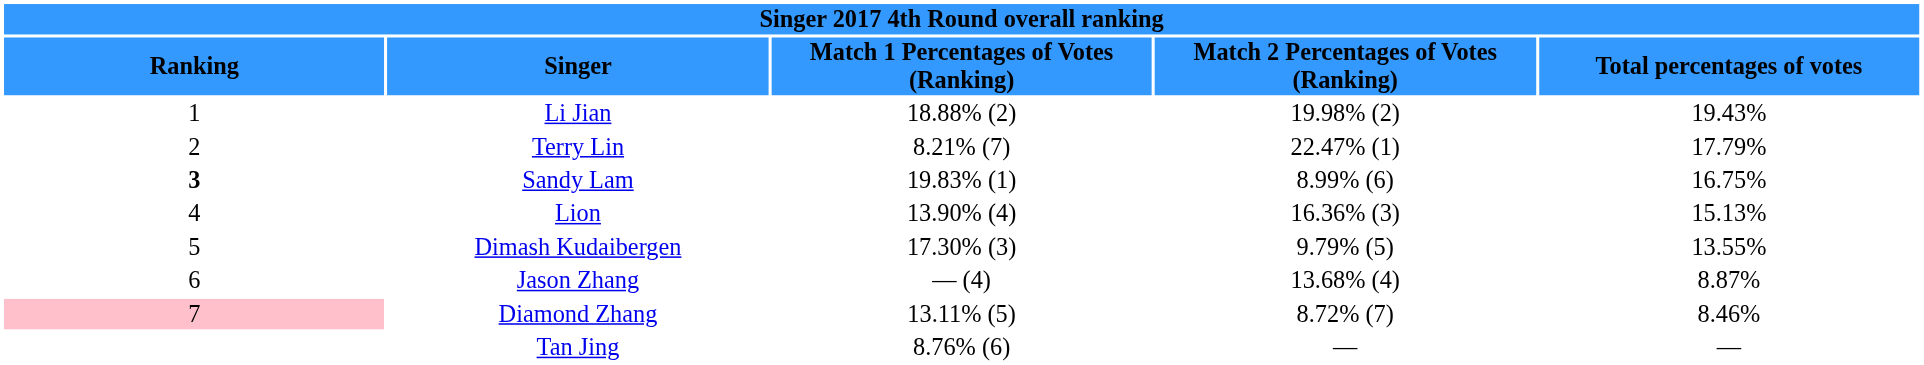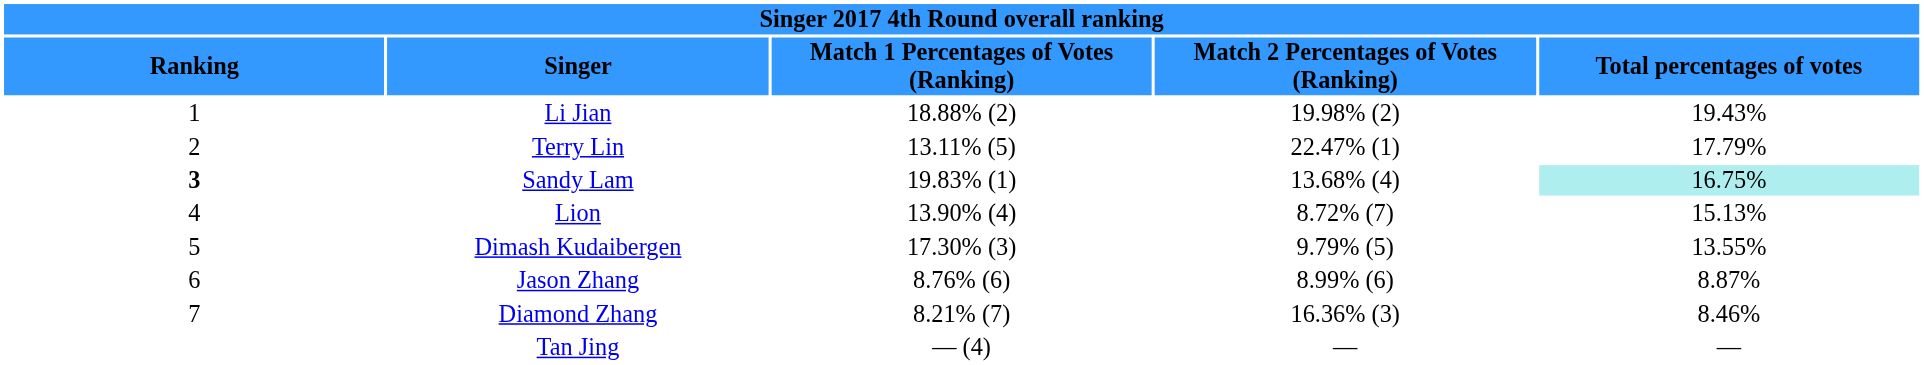(962, 146) 8.21% (7) -> (962, 146) 13.11% (5)
(1345, 180) 8.99% (6) -> (1345, 180) 13.68% (4)
(1729, 180) no background -> (1729, 180) paleturquoise background
(1345, 213) 16.36% (3) -> (1345, 213) 8.72% (7)
(962, 280) — (4) -> (962, 280) 8.76% (6)
(1345, 280) 13.68% (4) -> (1345, 280) 8.99% (6)
(194, 313) pink background -> (194, 313) no background
(962, 313) 13.11% (5) -> (962, 313) 8.21% (7)
(1345, 313) 8.72% (7) -> (1345, 313) 16.36% (3)
(962, 347) 8.76% (6) -> (962, 347) — (4)
